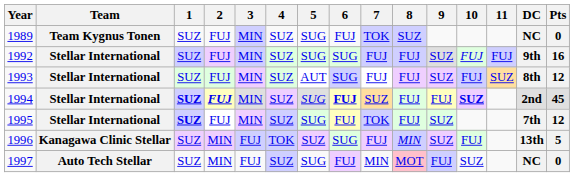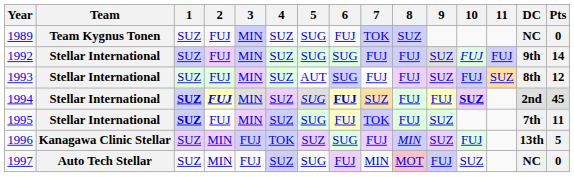(558, 57) 16 -> (558, 57) 14
(558, 119) 12 -> (558, 119) 11
